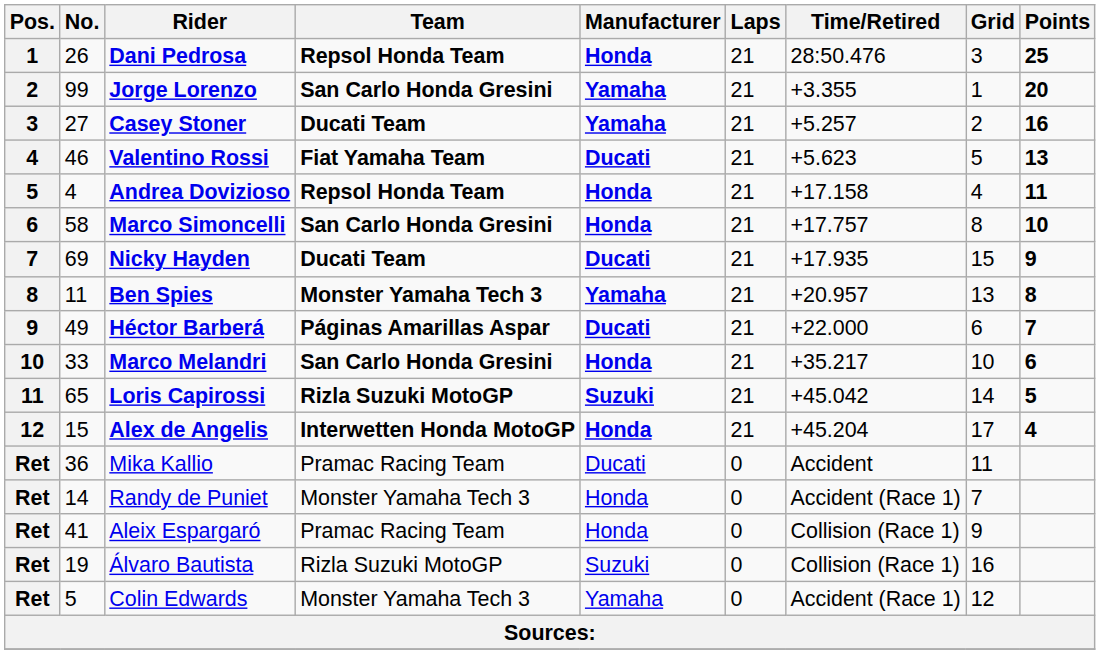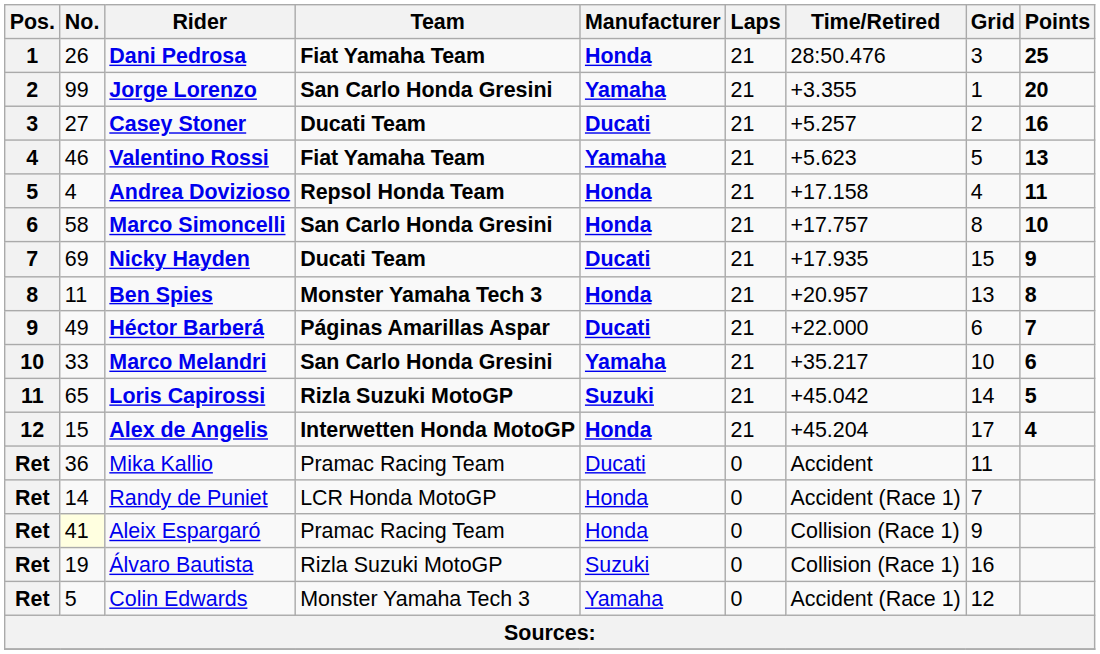(402, 56) Repsol Honda Team -> (393, 56) Fiat Yamaha Team
(625, 124) Yamaha -> (618, 124) Ducati
(618, 158) Ducati -> (625, 158) Yamaha
(625, 293) Yamaha -> (618, 293) Honda
(618, 361) Honda -> (625, 361) Yamaha
(415, 497) Monster Yamaha Tech 3 -> (398, 497) LCR Honda MotoGP
(77, 531) no background -> (77, 531) lightyellow background
